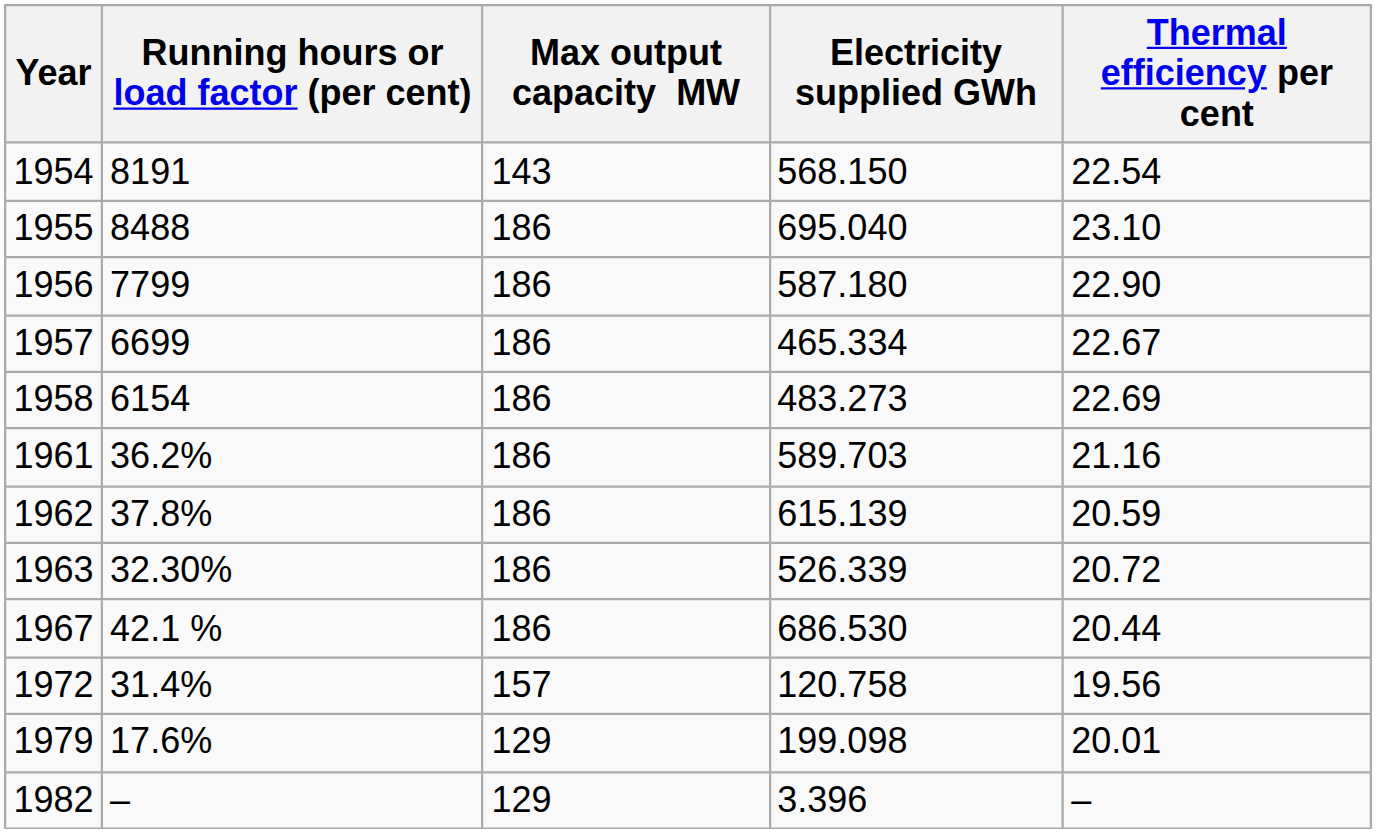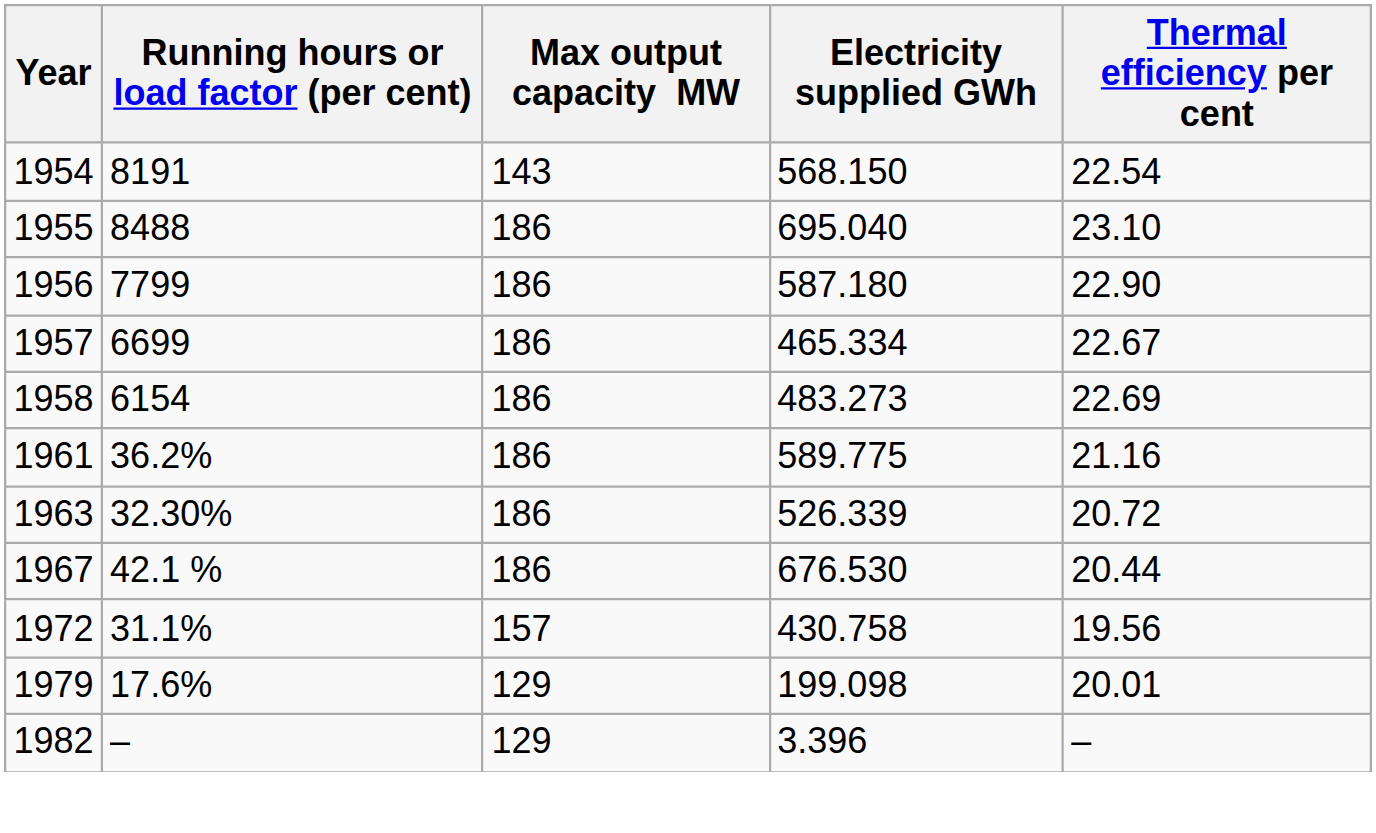(842, 456) 589.703 -> (842, 456) 589.775
- row: (53, 513)
(842, 627) 686.530 -> (842, 570) 676.530
(161, 684) 31.4% -> (161, 627) 31.1%
(842, 684) 120.758 -> (842, 627) 430.758
